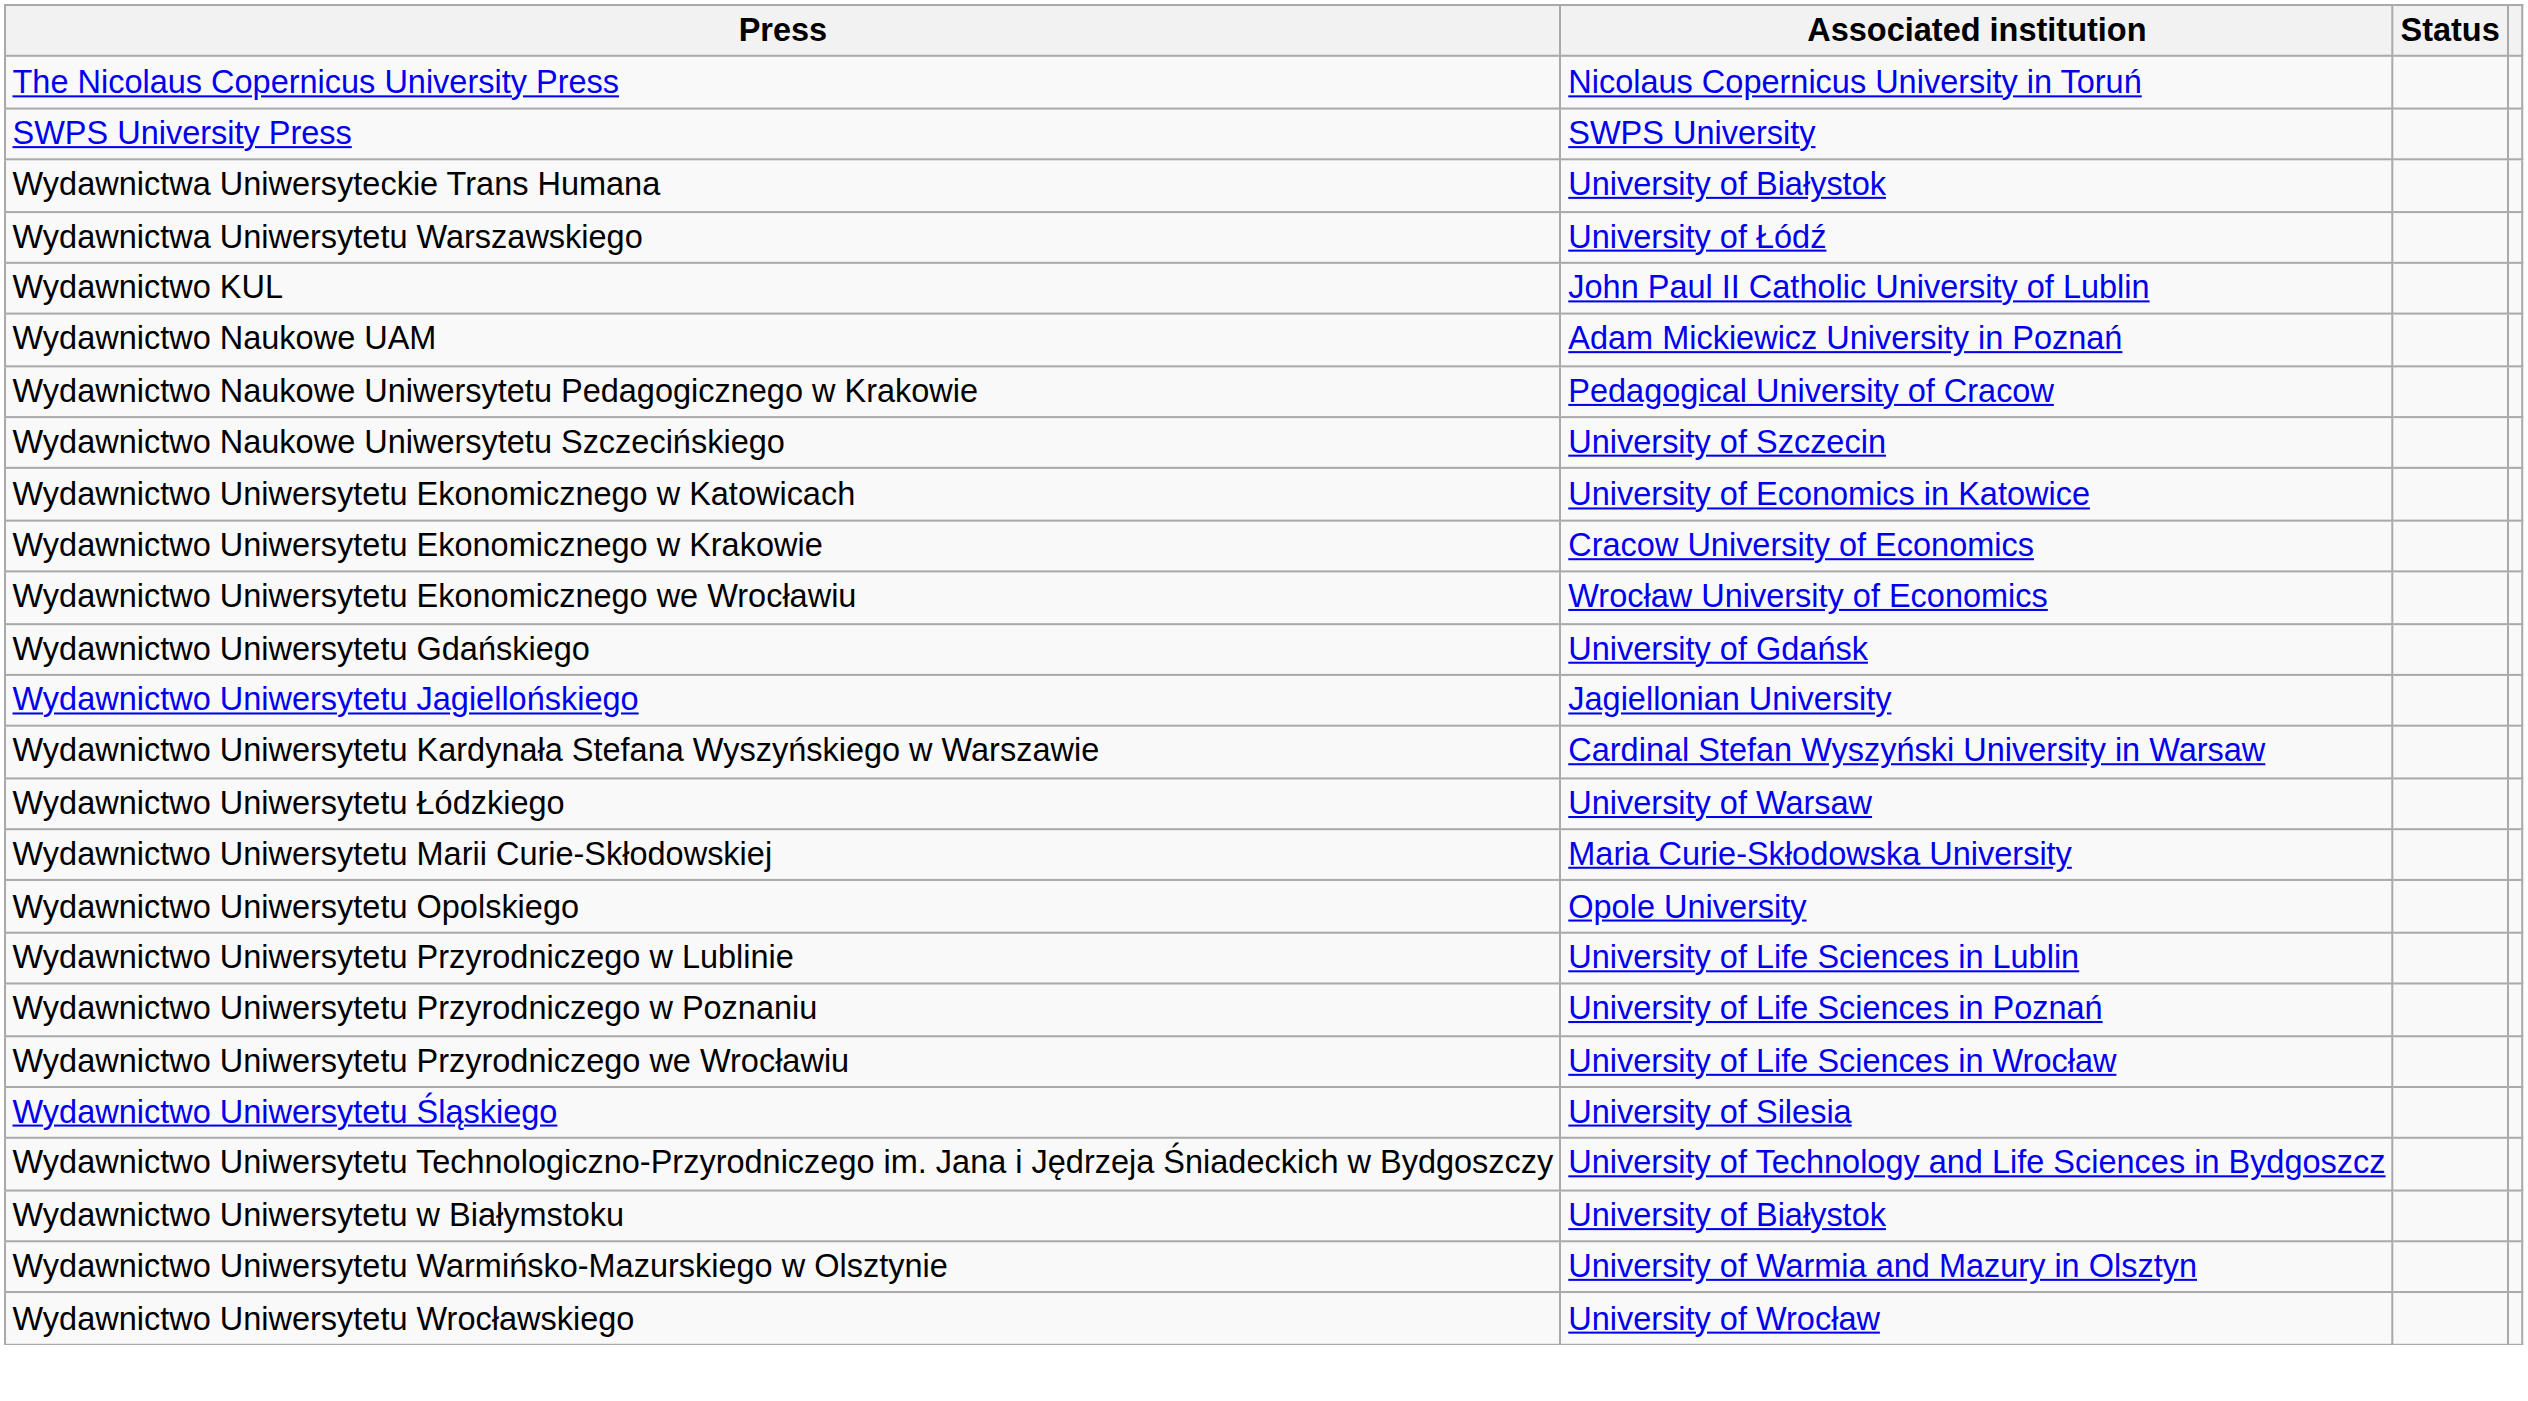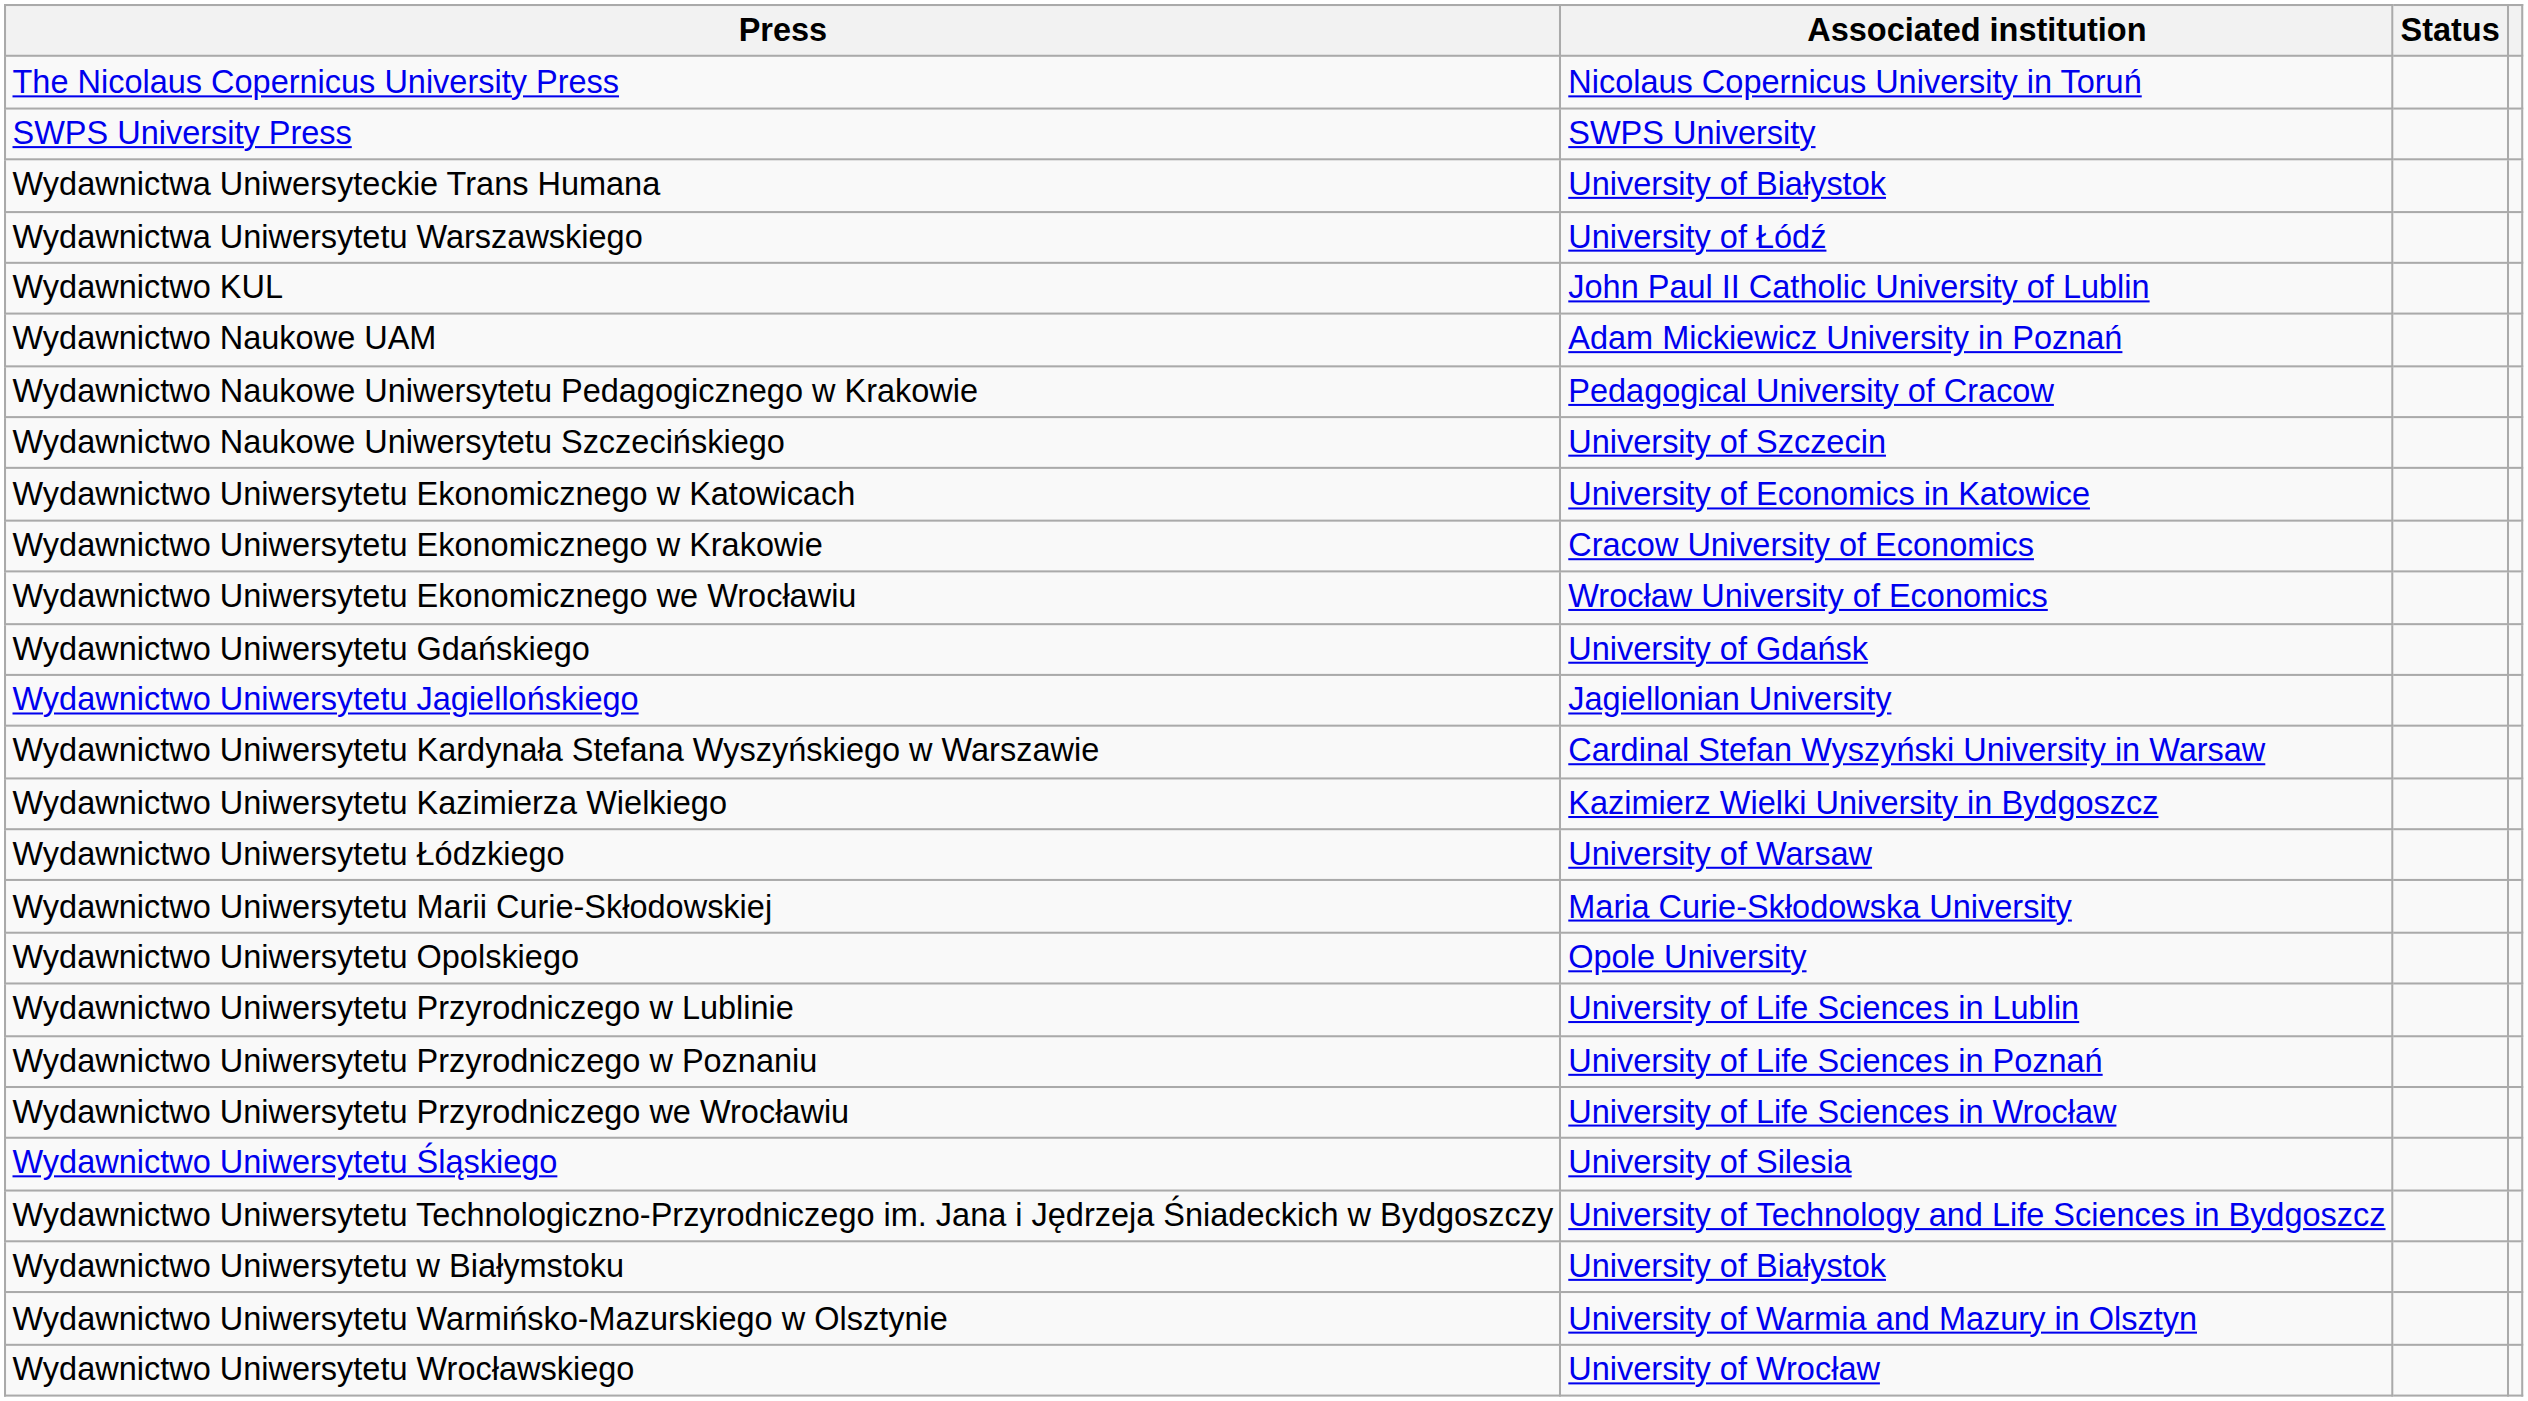+ row: (370, 802)
